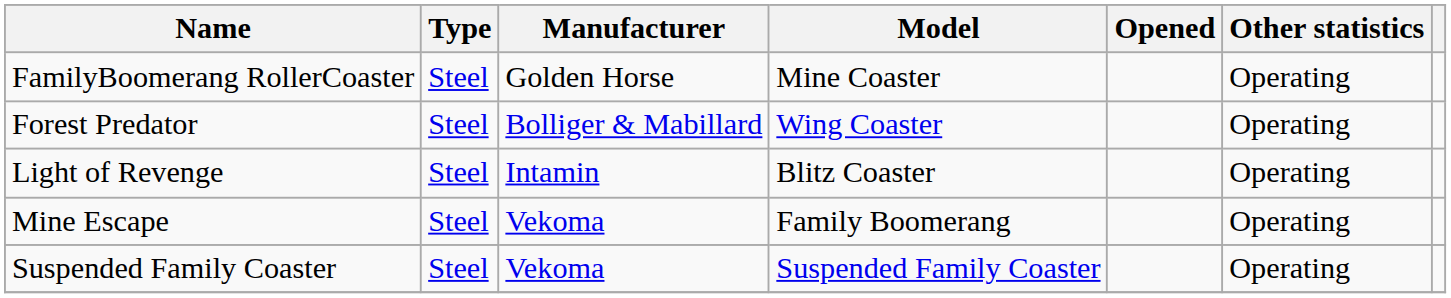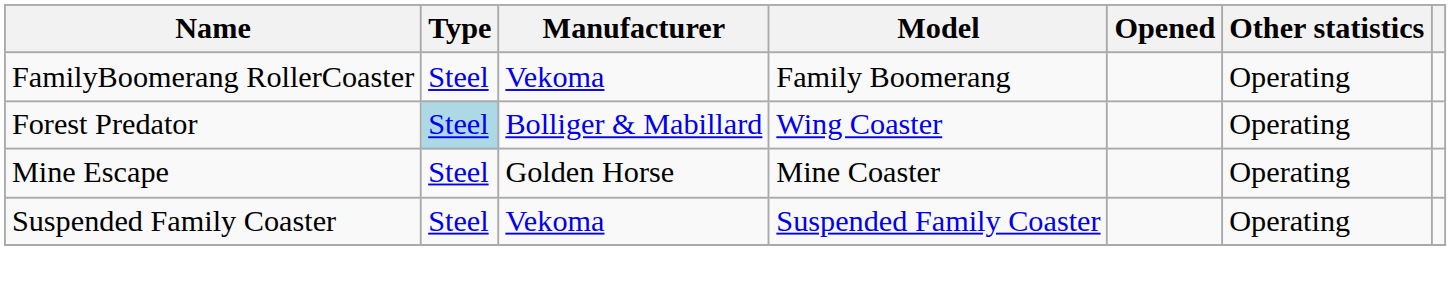(590, 76) Golden Horse -> (555, 76) Vekoma
(858, 76) Mine Coaster -> (893, 76) Family Boomerang
(458, 124) no background -> (458, 124) lightblue background
- row: (118, 172)
(555, 220) Vekoma -> (590, 172) Golden Horse
(893, 220) Family Boomerang -> (858, 172) Mine Coaster
